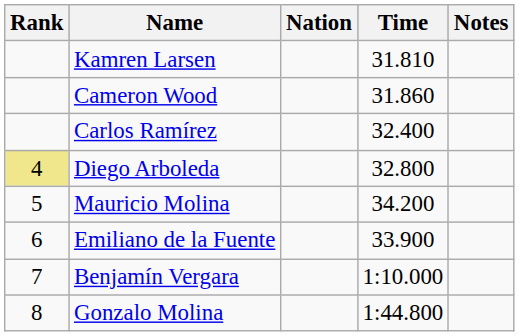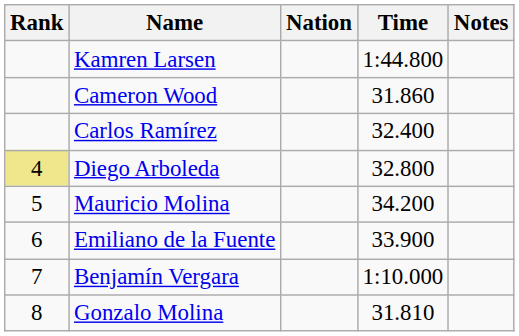(403, 58) 31.810 -> (403, 58) 1:44.800
(403, 312) 1:44.800 -> (403, 312) 31.810
